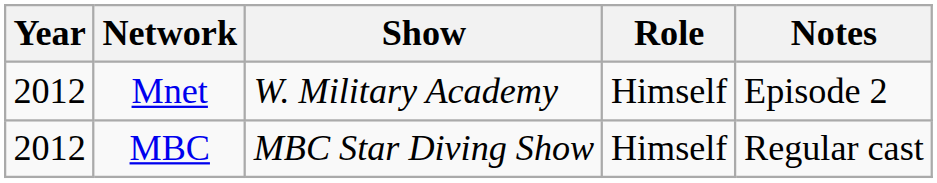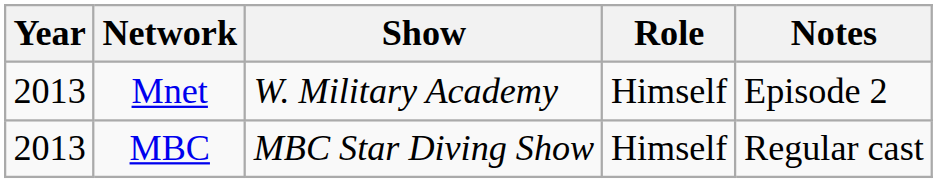(50, 90) 2012 -> (50, 90) 2013
(50, 147) 2012 -> (50, 147) 2013
